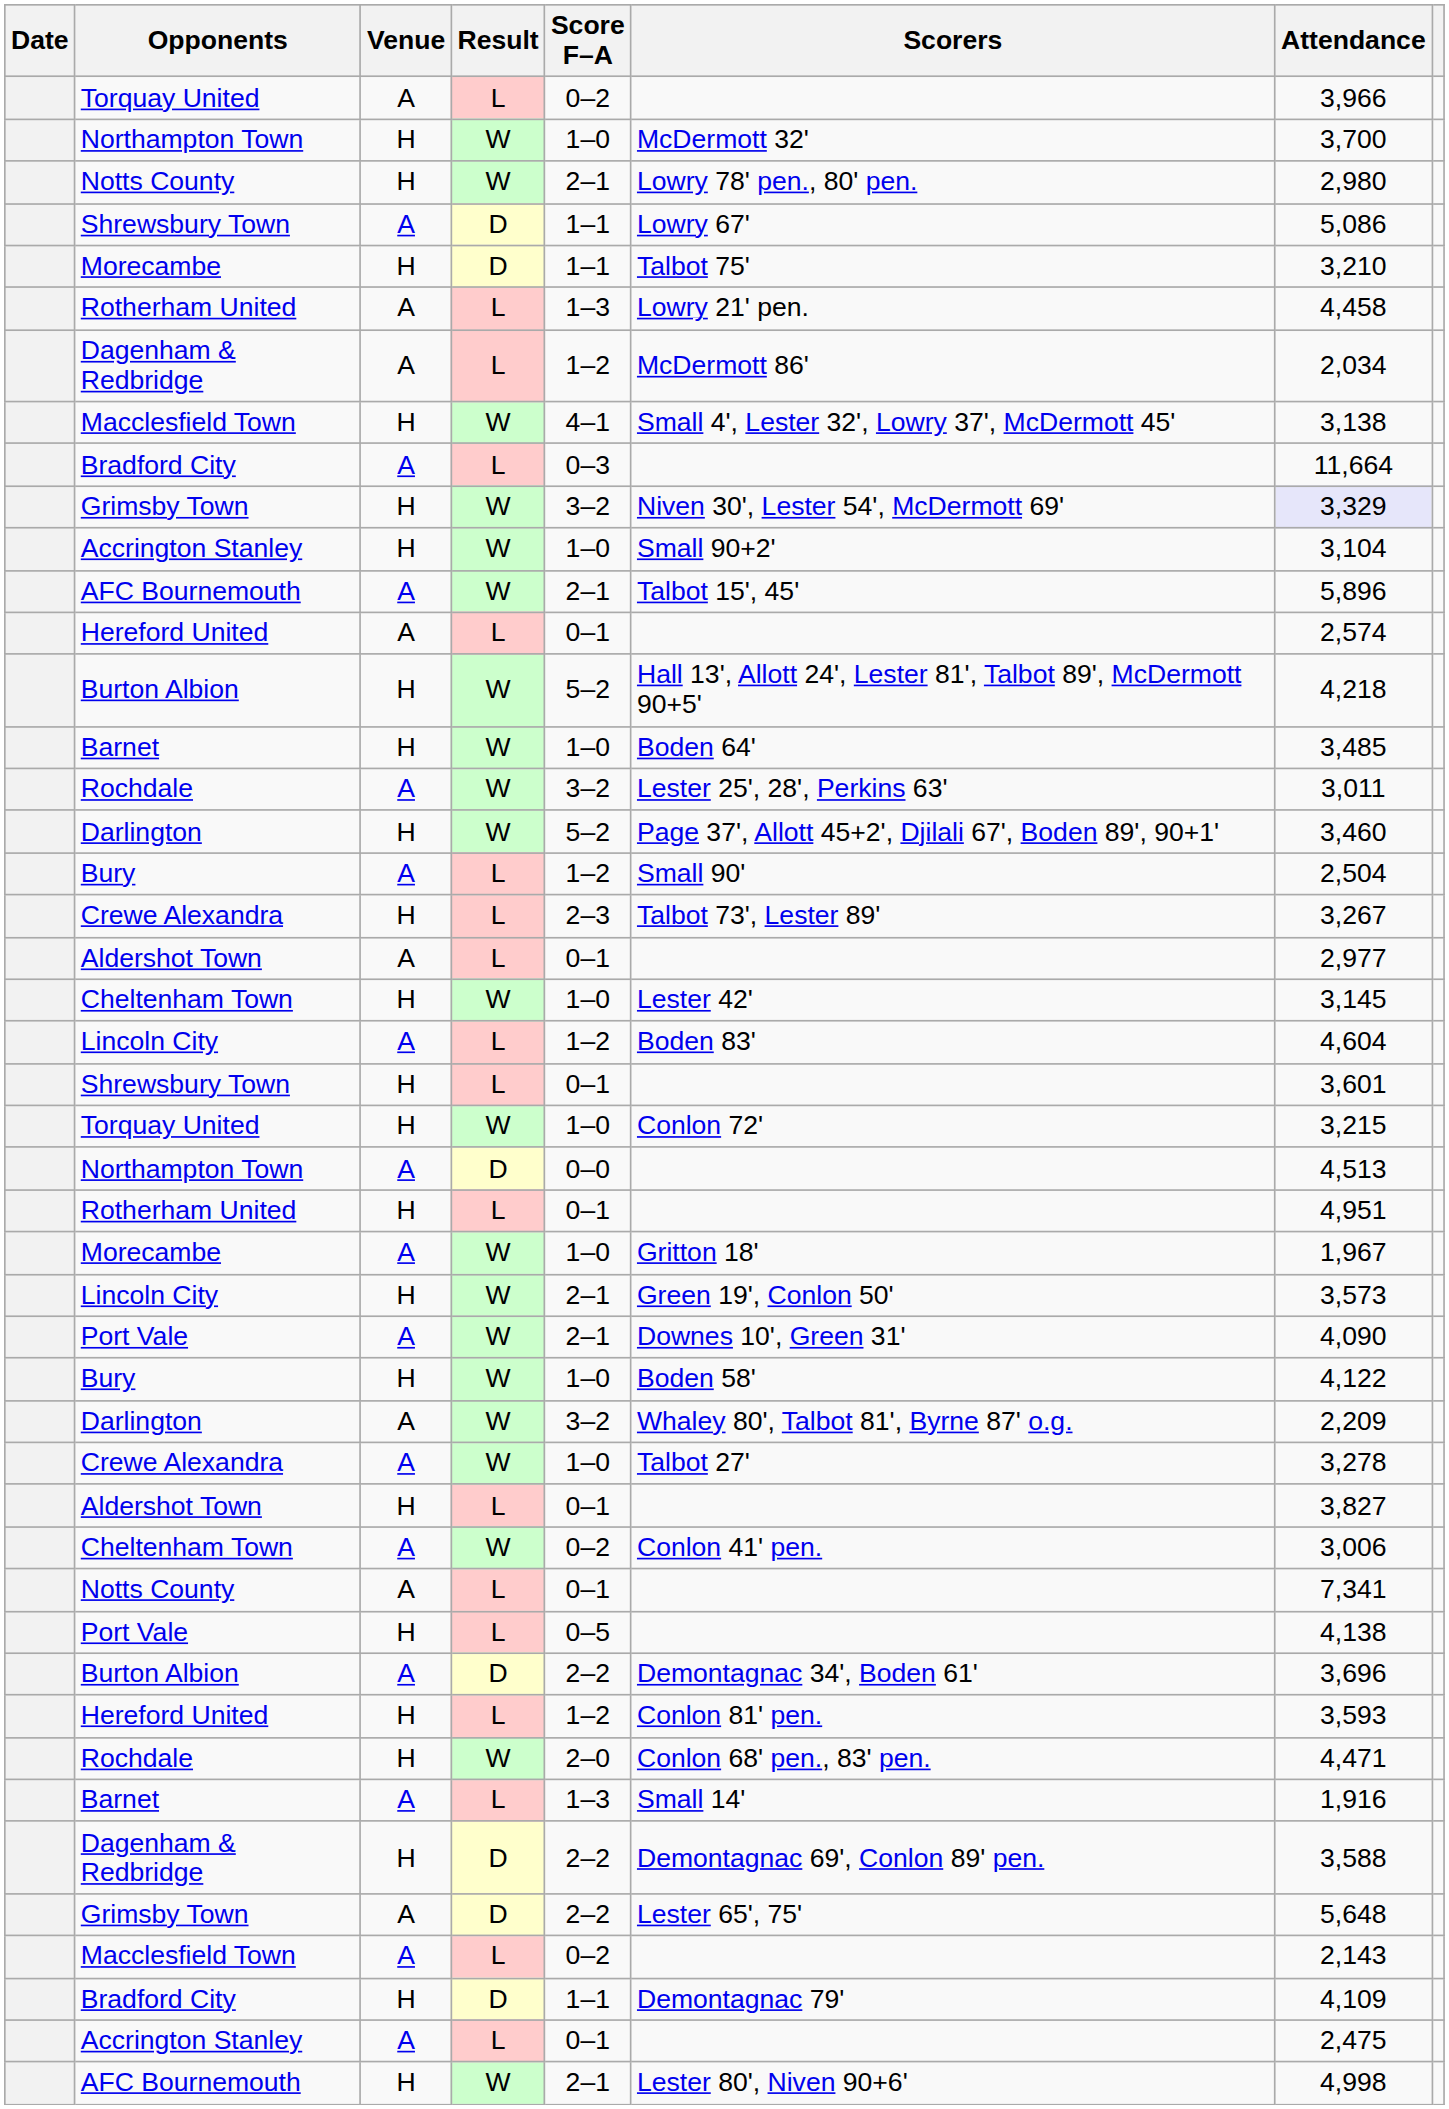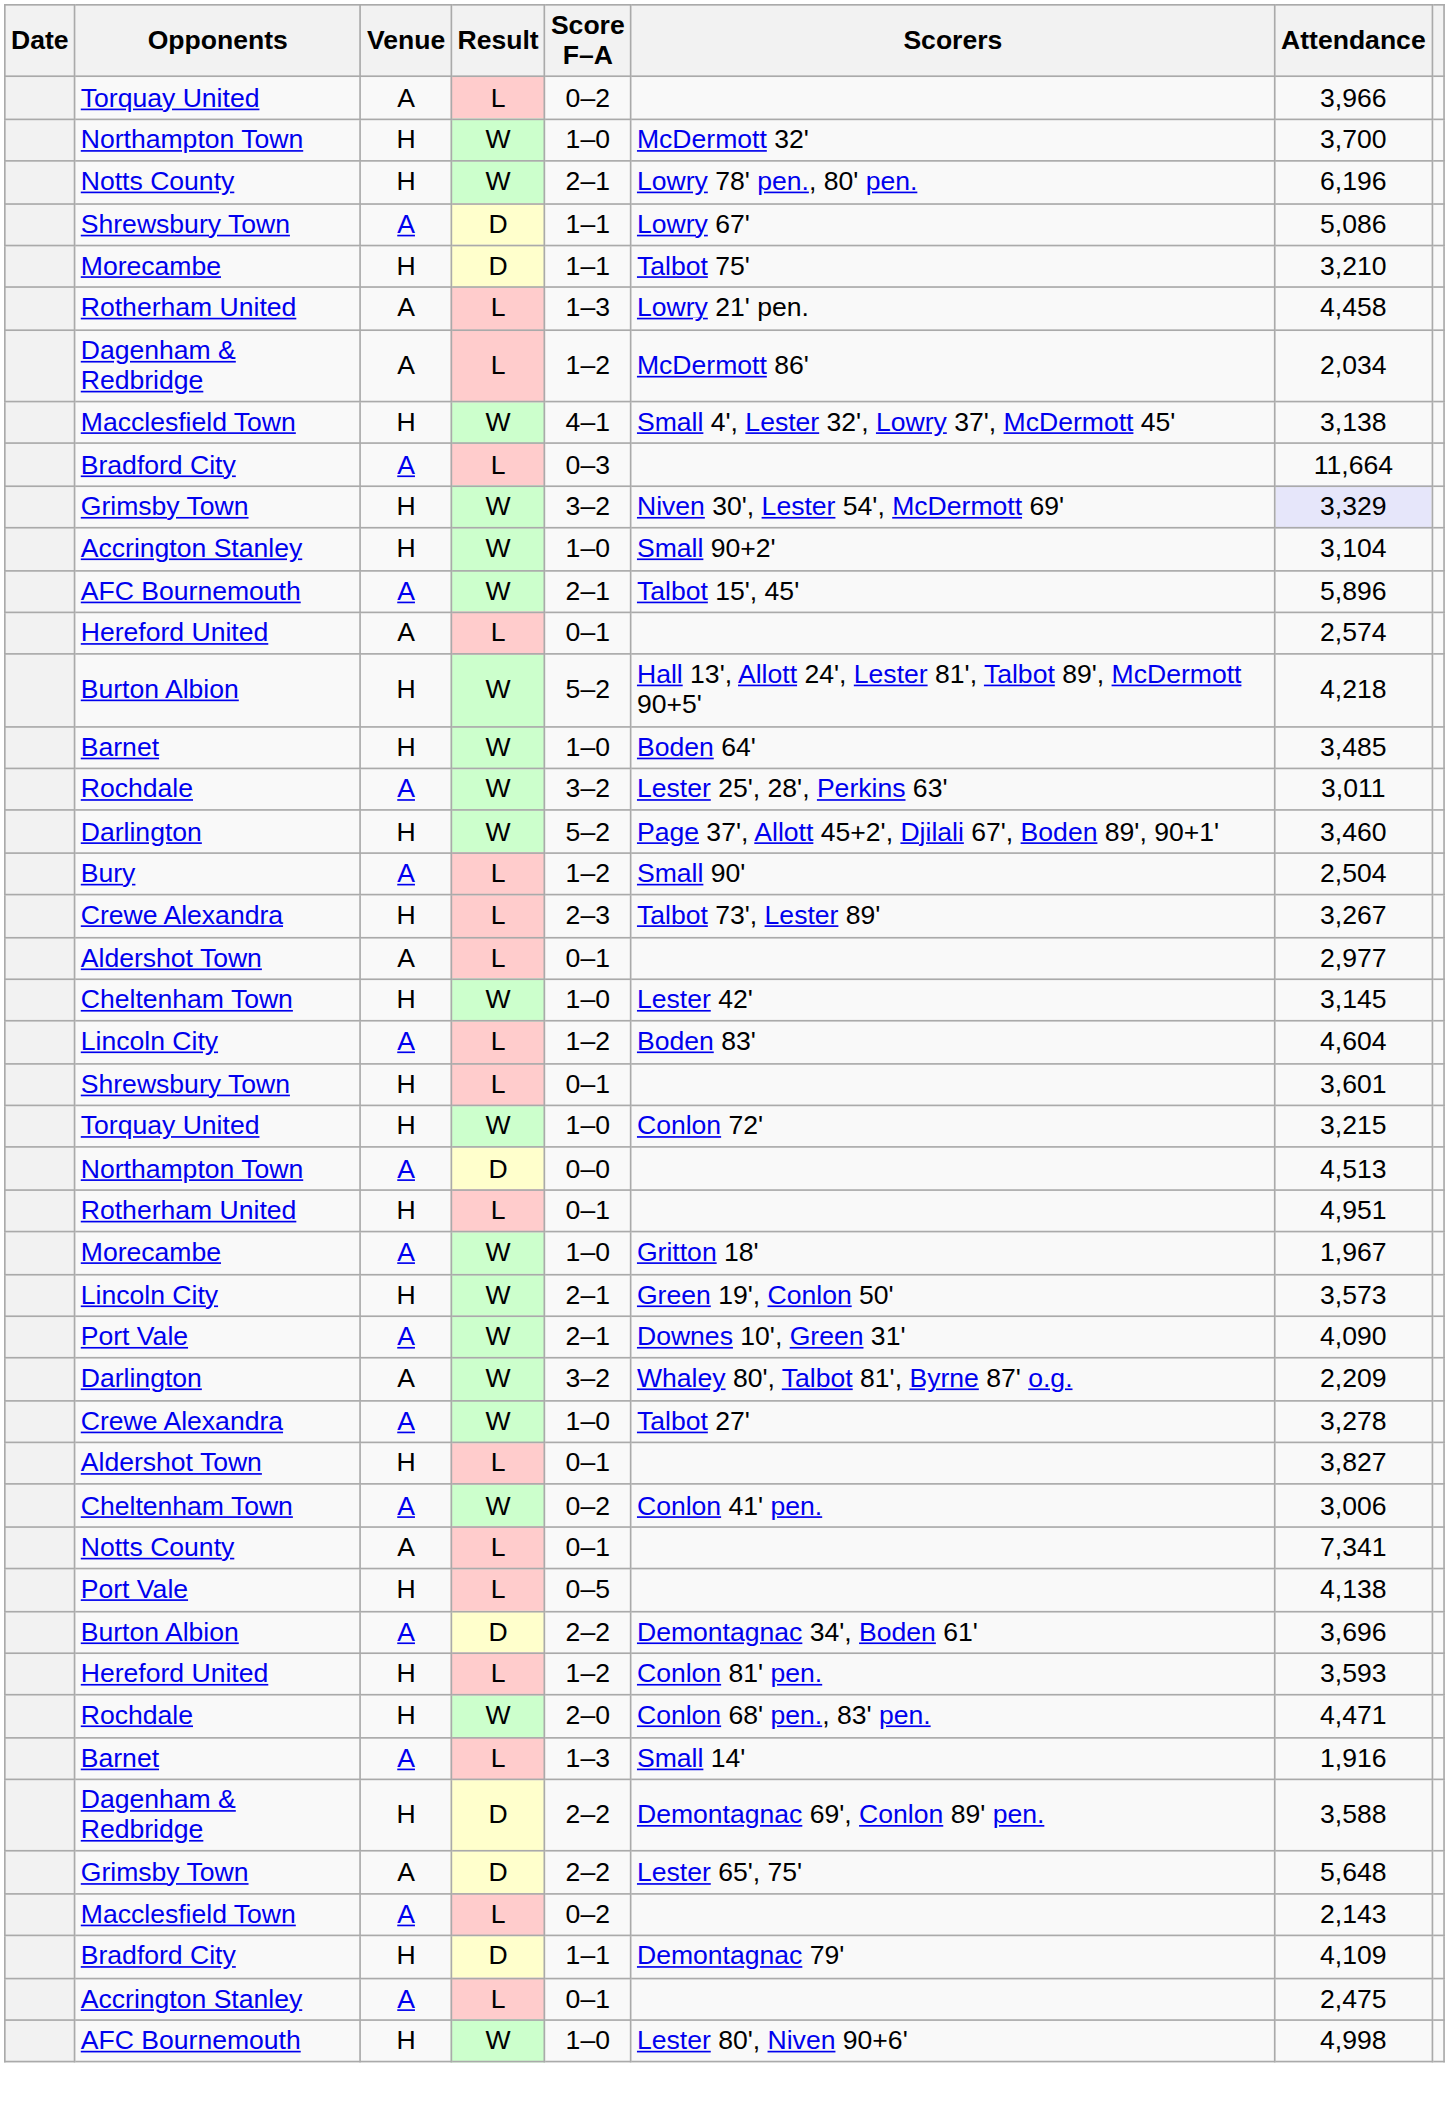(1353, 181) 2,980 -> (1353, 181) 6,196
- row: (108, 1378)
(588, 2082) 2–1 -> (588, 2040) 1–0
